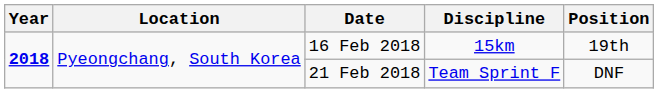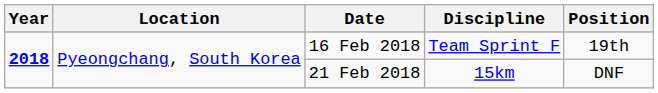(494, 46) 15km -> (494, 46) Team Sprint F
(494, 74) Team Sprint F -> (494, 74) 15km
